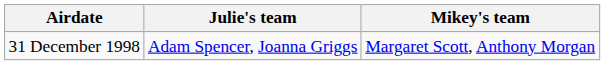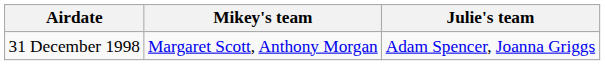columns swapped: (480, 18) <-> (253, 18)
